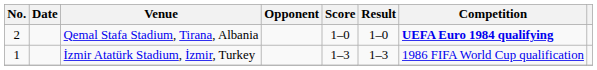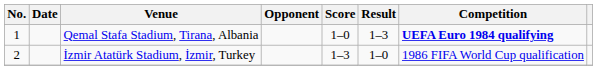(17, 34) 2 -> (17, 34) 1
(379, 34) 1–0 -> (379, 34) 1–3
(17, 55) 1 -> (17, 55) 2
(379, 55) 1–3 -> (379, 55) 1–0
